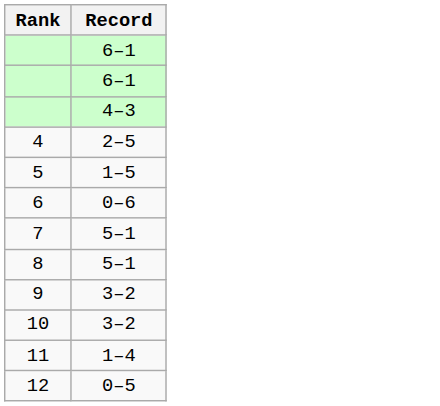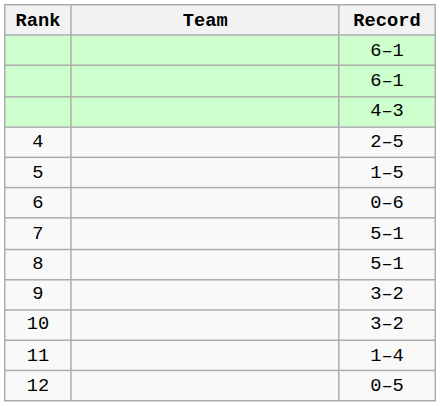+ column: (205, 20)
